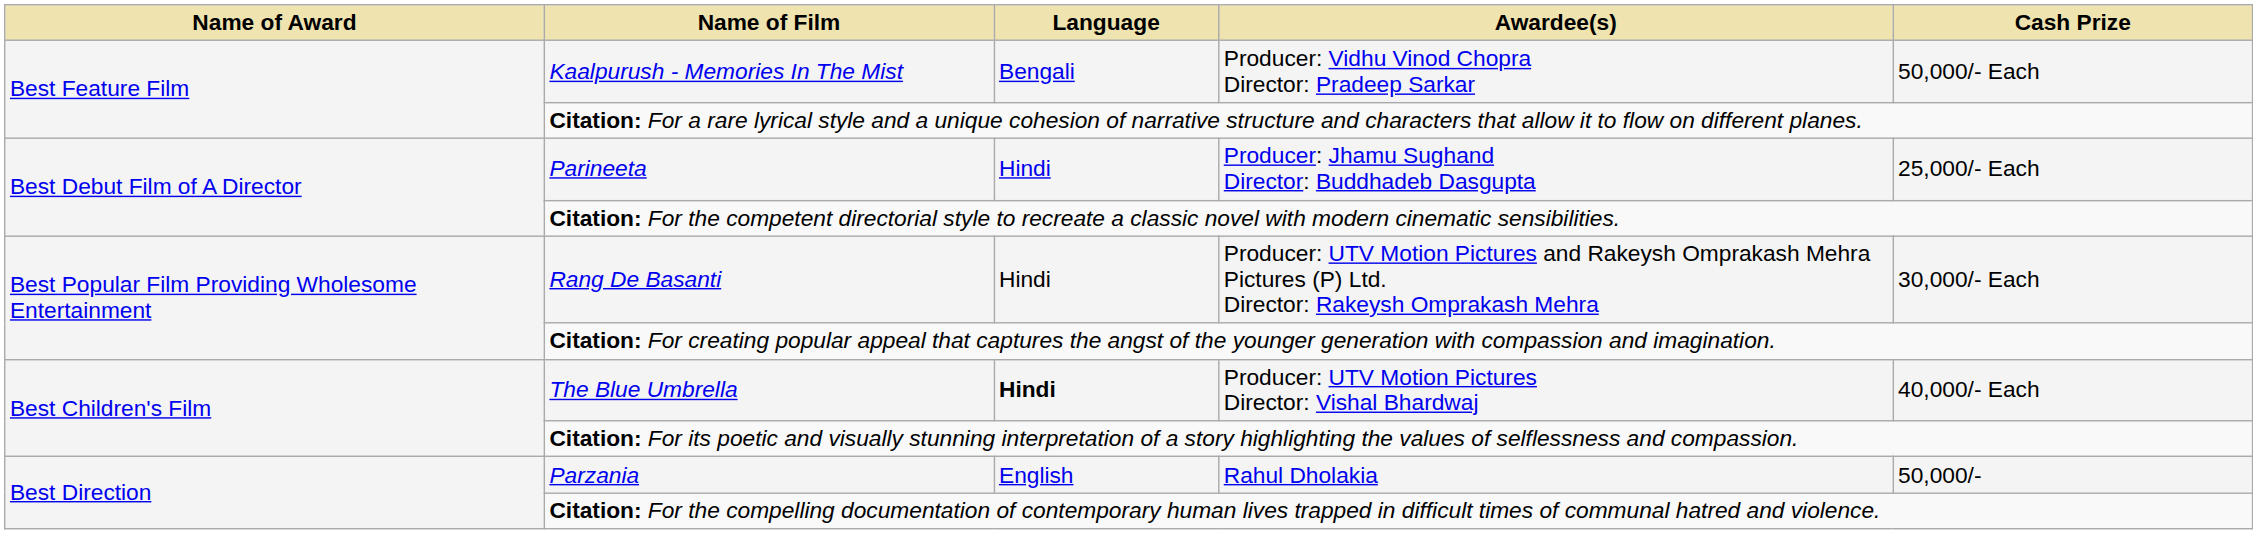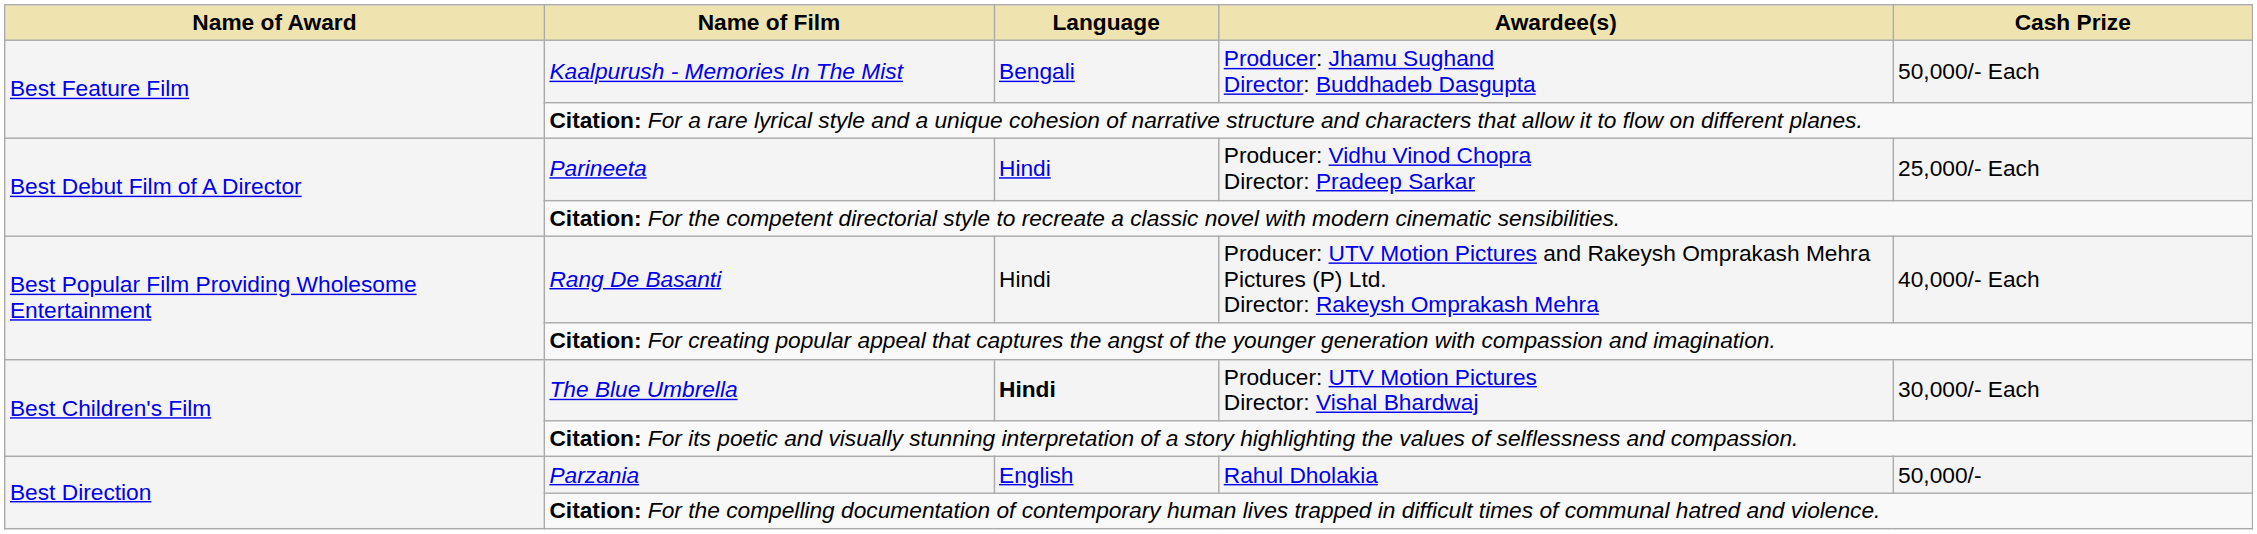(1377, 71) Producer: Vidhu Vinod Chopra Director: Pradeep Sarkar -> (1380, 71) Producer: Jhamu Sughand Director: Buddhadeb Dasgupta
(1380, 168) Producer: Jhamu Sughand Director: Buddhadeb Dasgupta -> (1377, 168) Producer: Vidhu Vinod Chopra Director: Pradeep Sarkar
(1969, 279) 30,000/- Each -> (1969, 279) 40,000/- Each
(1969, 389) 40,000/- Each -> (1969, 389) 30,000/- Each
